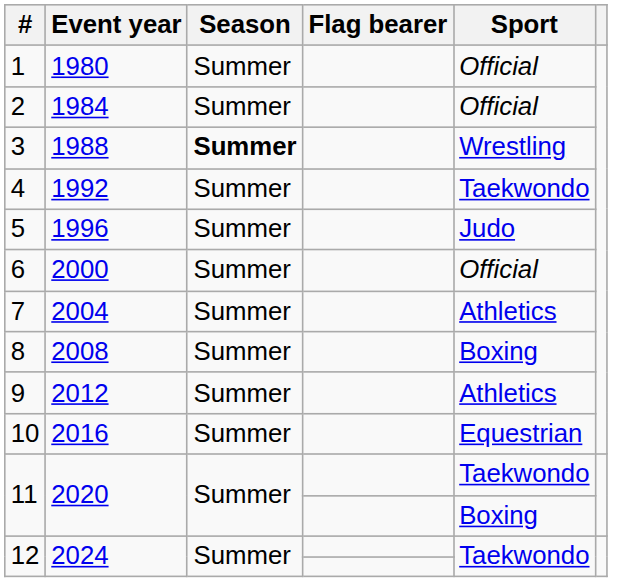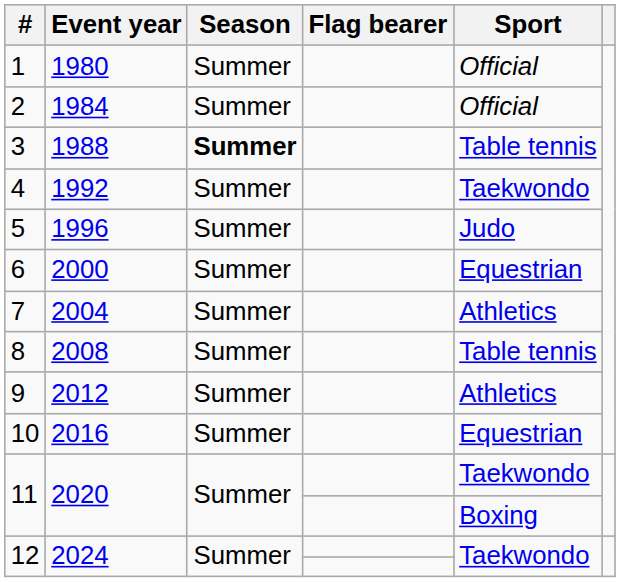(513, 147) Wrestling -> (528, 147) Table tennis
(499, 270) Official -> (521, 270) Equestrian
(499, 351) Boxing -> (528, 351) Table tennis
